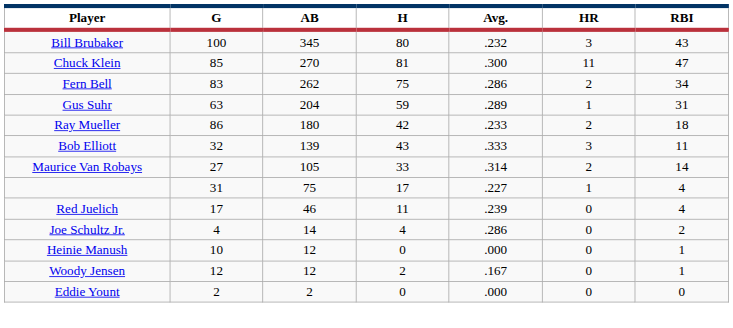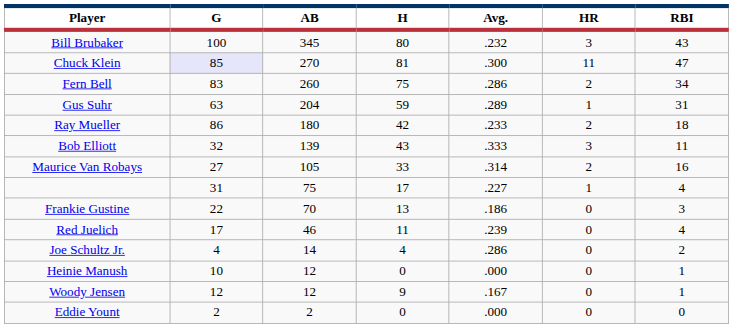(216, 63) no background -> (216, 63) lavender background
(310, 83) 262 -> (310, 83) 260
(682, 167) 14 -> (682, 167) 16
+ row: (87, 208)
(403, 271) 2 -> (403, 291) 9
